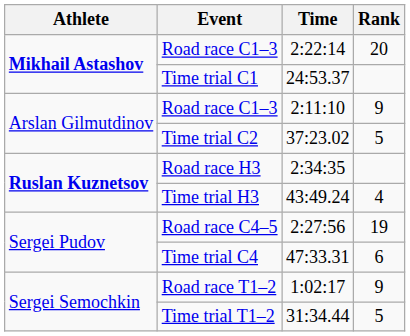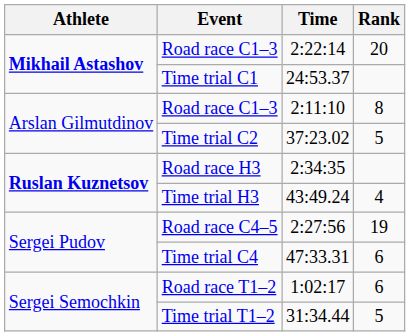(379, 108) 9 -> (379, 108) 8
(379, 286) 9 -> (379, 286) 6
